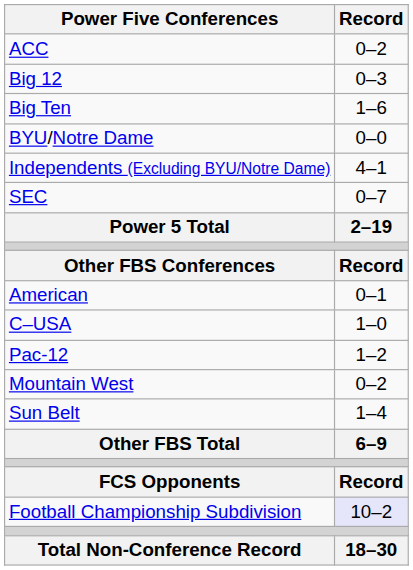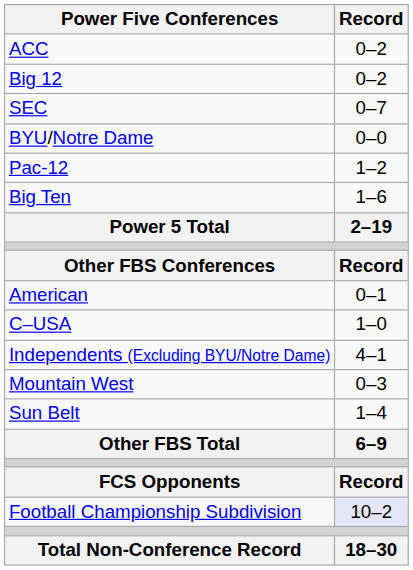(371, 78) 0–3 -> (371, 78) 0–2
rows swapped: (40, 108) <-> (28, 197)
rows swapped: (39, 354) <-> (170, 167)
(371, 384) 0–2 -> (371, 384) 0–3
